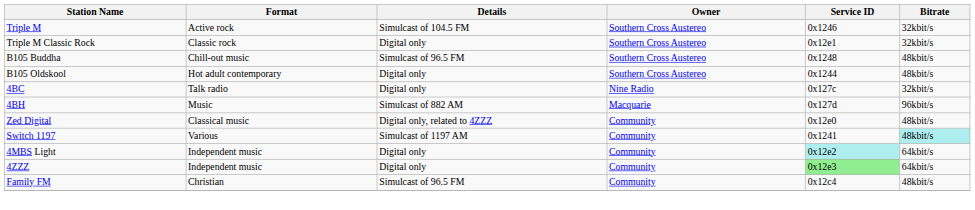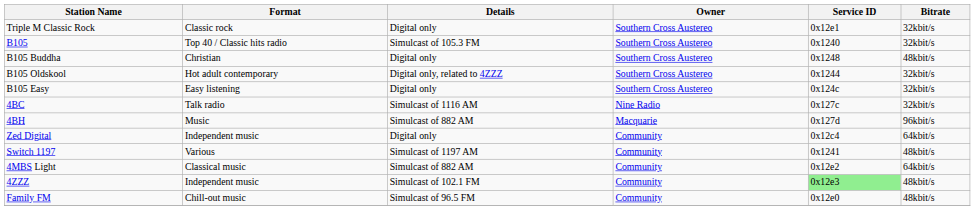- row: (24, 27)
+ row: (17, 43)
(219, 58) Chill-out music -> (203, 58) Christian
(422, 58) Simulcast of 96.5 FM -> (413, 58) Digital only
(403, 74) Digital only -> (446, 74) Digital only, related to 4ZZZ
(918, 74) 48kbit/s -> (919, 74) 32kbit/s
+ row: (28, 89)
(403, 89) Digital only -> (434, 105) Simulcast of 1116 AM
(219, 120) Classical music -> (222, 136) Independent music
(436, 120) Digital only, related to 4ZZZ -> (413, 136) Digital only
(822, 120) 0x12e0 -> (825, 136) 0x12c4
(918, 120) 48kbit/s -> (919, 136) 64kbit/s
(918, 136) paleturquoise background -> (919, 151) no background
(225, 151) Independent music -> (215, 167) Classical music
(403, 151) Digital only -> (432, 167) Simulcast of 882 AM
(822, 151) paleturquoise background -> (825, 167) no background
(403, 167) Digital only -> (435, 182) Simulcast of 102.1 FM
(918, 167) 64kbit/s -> (919, 182) 48kbit/s
(206, 182) Christian -> (215, 197) Chill-out music
(822, 182) 0x12c4 -> (825, 197) 0x12e0
